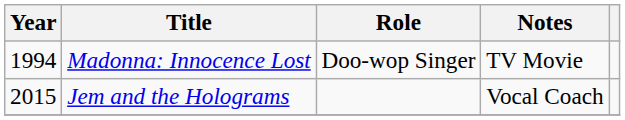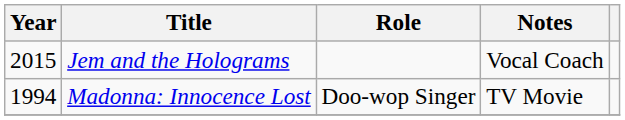rows swapped: (189, 59) <-> (178, 96)
